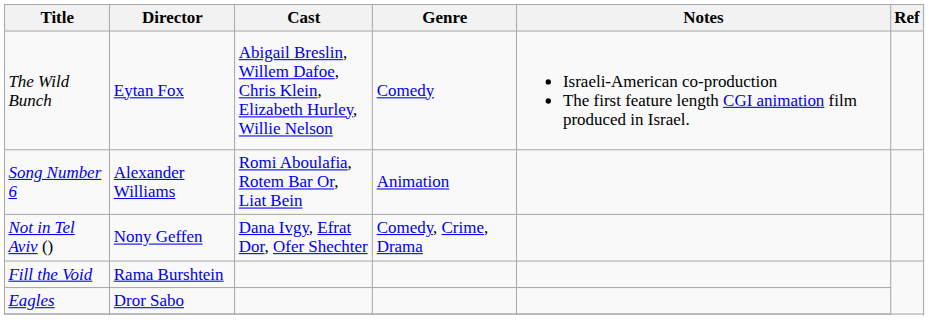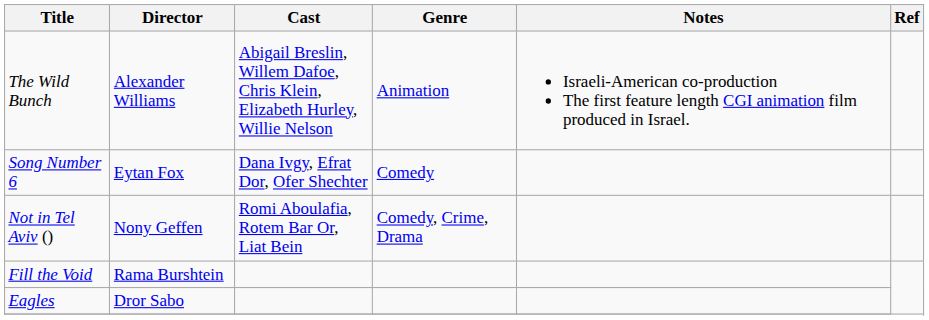(149, 90) Eytan Fox -> (149, 90) Alexander Williams
(405, 90) Comedy -> (413, 90) Animation
(149, 181) Alexander Williams -> (149, 172) Eytan Fox
(295, 181) Romi Aboulafia, Rotem Bar Or, Liat Bein -> (303, 172) Dana Ivgy, Efrat Dor, Ofer Shechter
(413, 181) Animation -> (405, 172) Comedy
(303, 237) Dana Ivgy, Efrat Dor, Ofer Shechter -> (295, 227) Romi Aboulafia, Rotem Bar Or, Liat Bein
